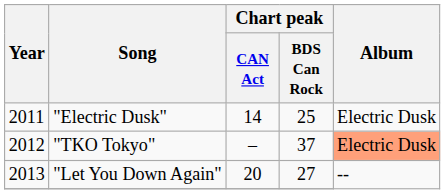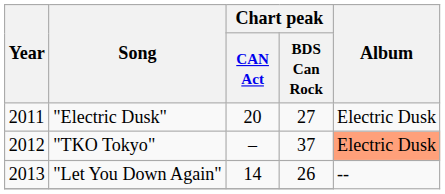(253, 116) 14 -> (253, 116) 20
(306, 116) 25 -> (306, 116) 27
(253, 174) 20 -> (253, 174) 14
(306, 174) 27 -> (306, 174) 26
